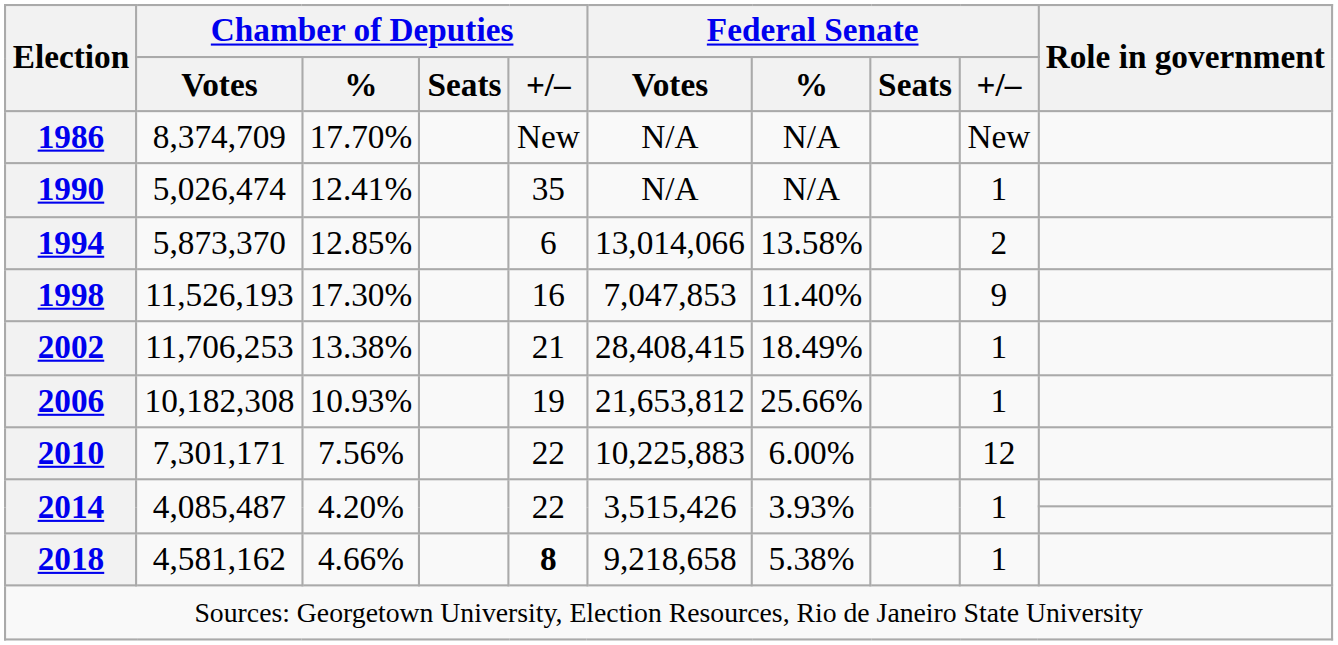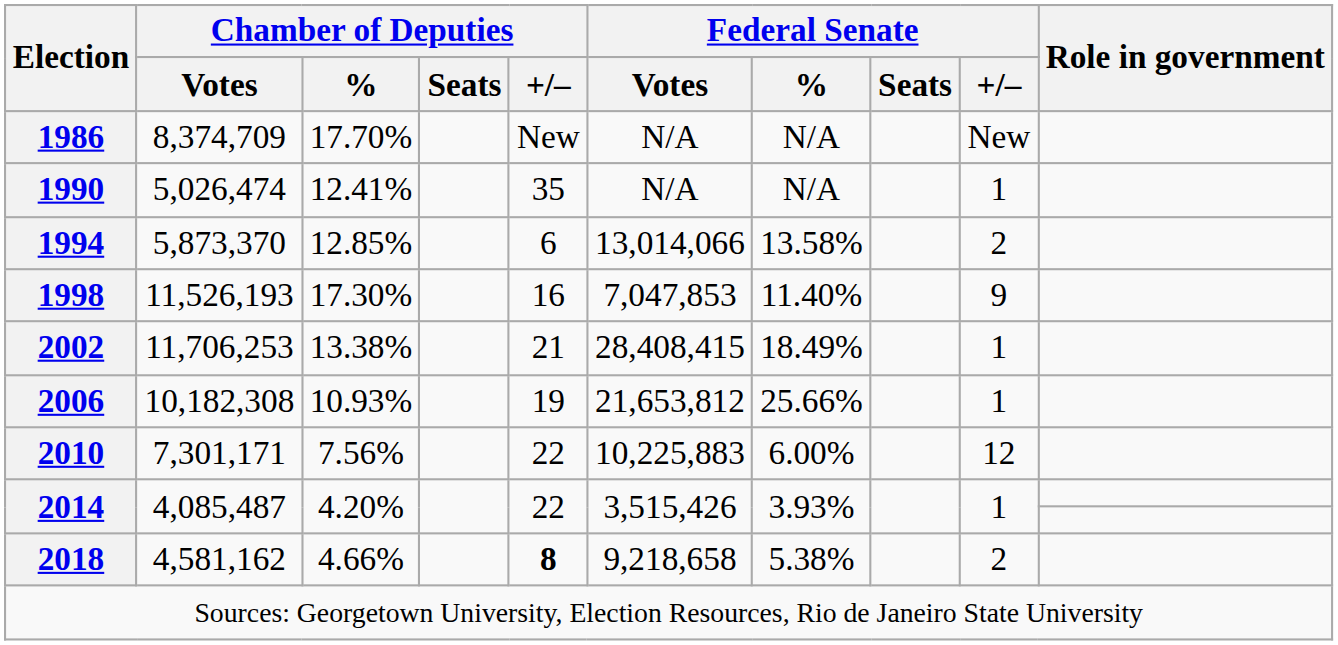(999, 558) 1 -> (999, 558) 2
